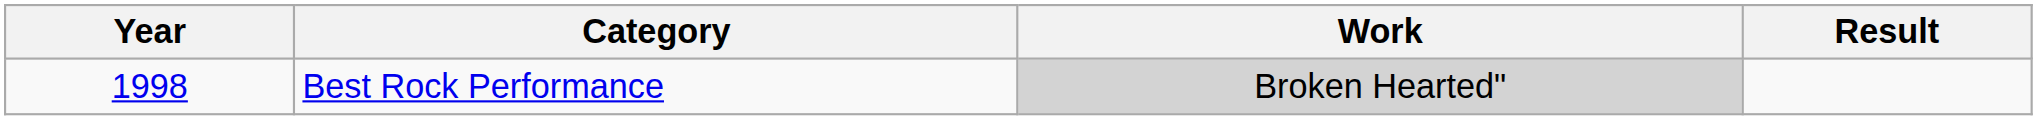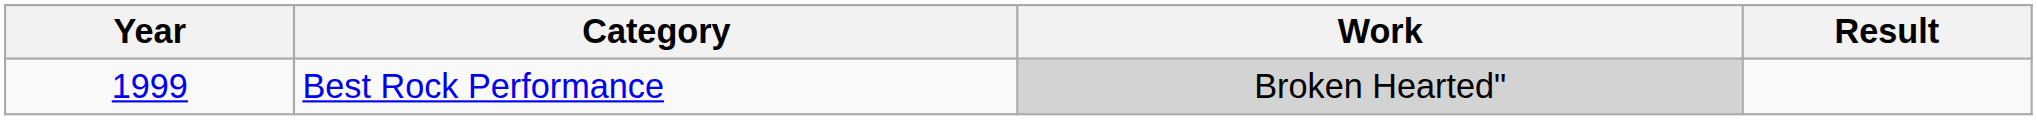(150, 85) 1998 -> (150, 85) 1999
